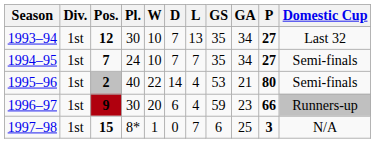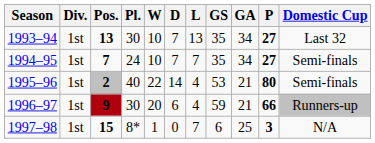(106, 37) 12 -> (106, 37) 13
(245, 104) 23 -> (245, 104) 21
